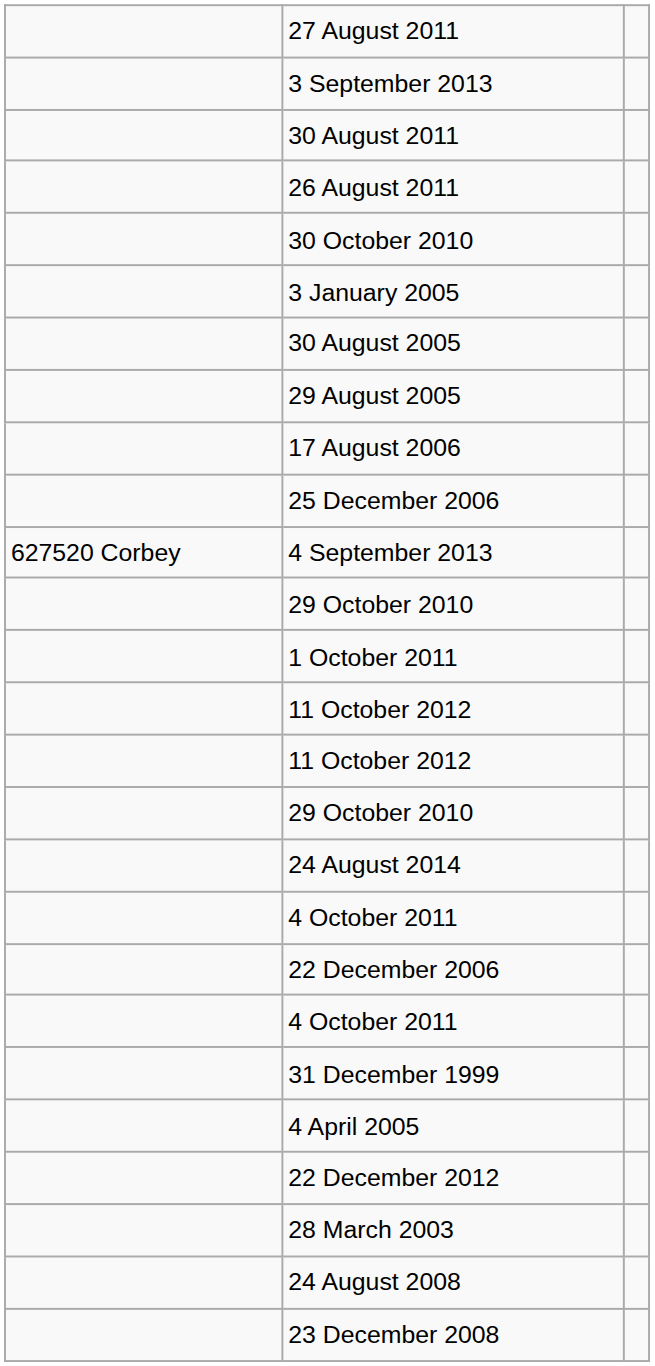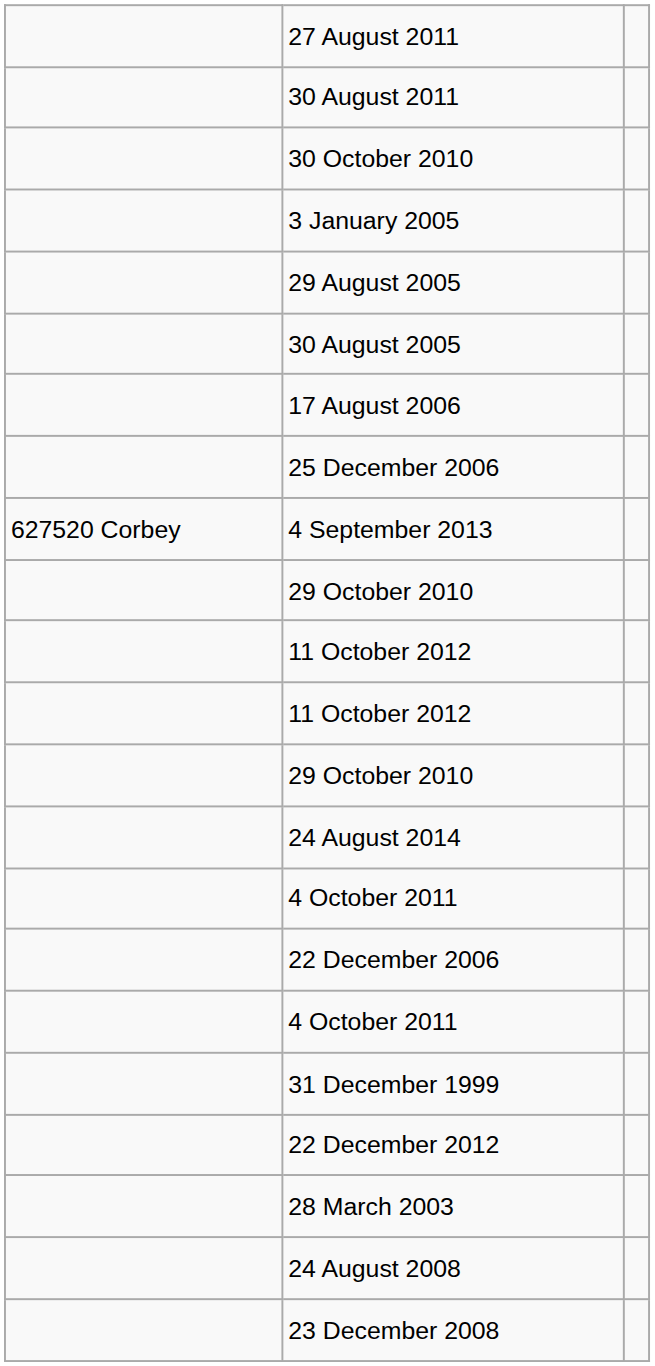- row: (144, 83)
- row: (144, 187)
rows swapped: (144, 396) <-> (144, 344)
- row: (144, 657)
- row: (144, 1126)
